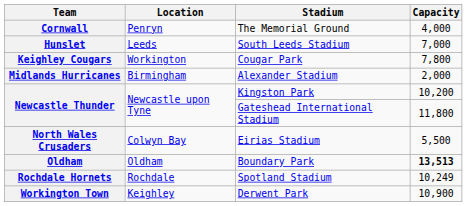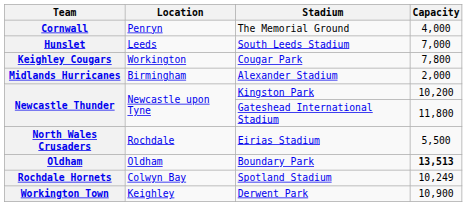(157, 140) Colwyn Bay -> (151, 140) Rochdale
(151, 178) Rochdale -> (157, 178) Colwyn Bay
